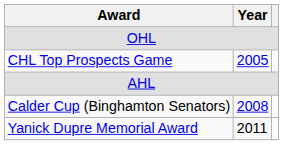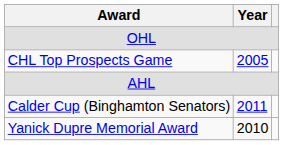(253, 106) 2008 -> (252, 106) 2011
(252, 128) 2011 -> (253, 128) 2010
